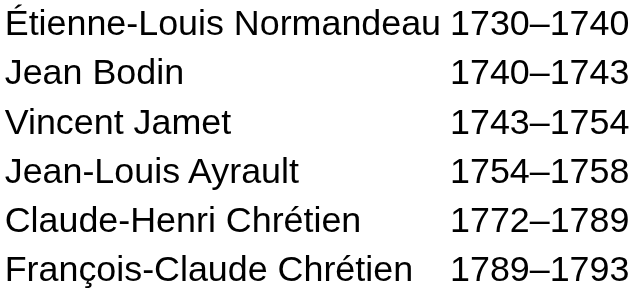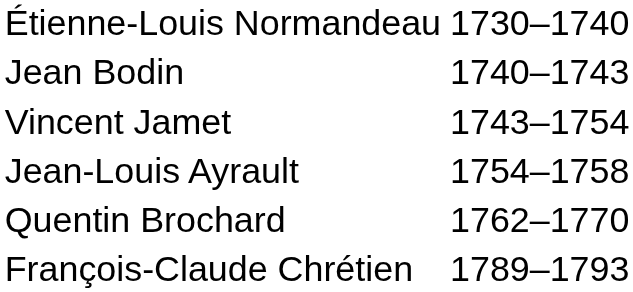+ row: (145, 220)
- row: (183, 220)
